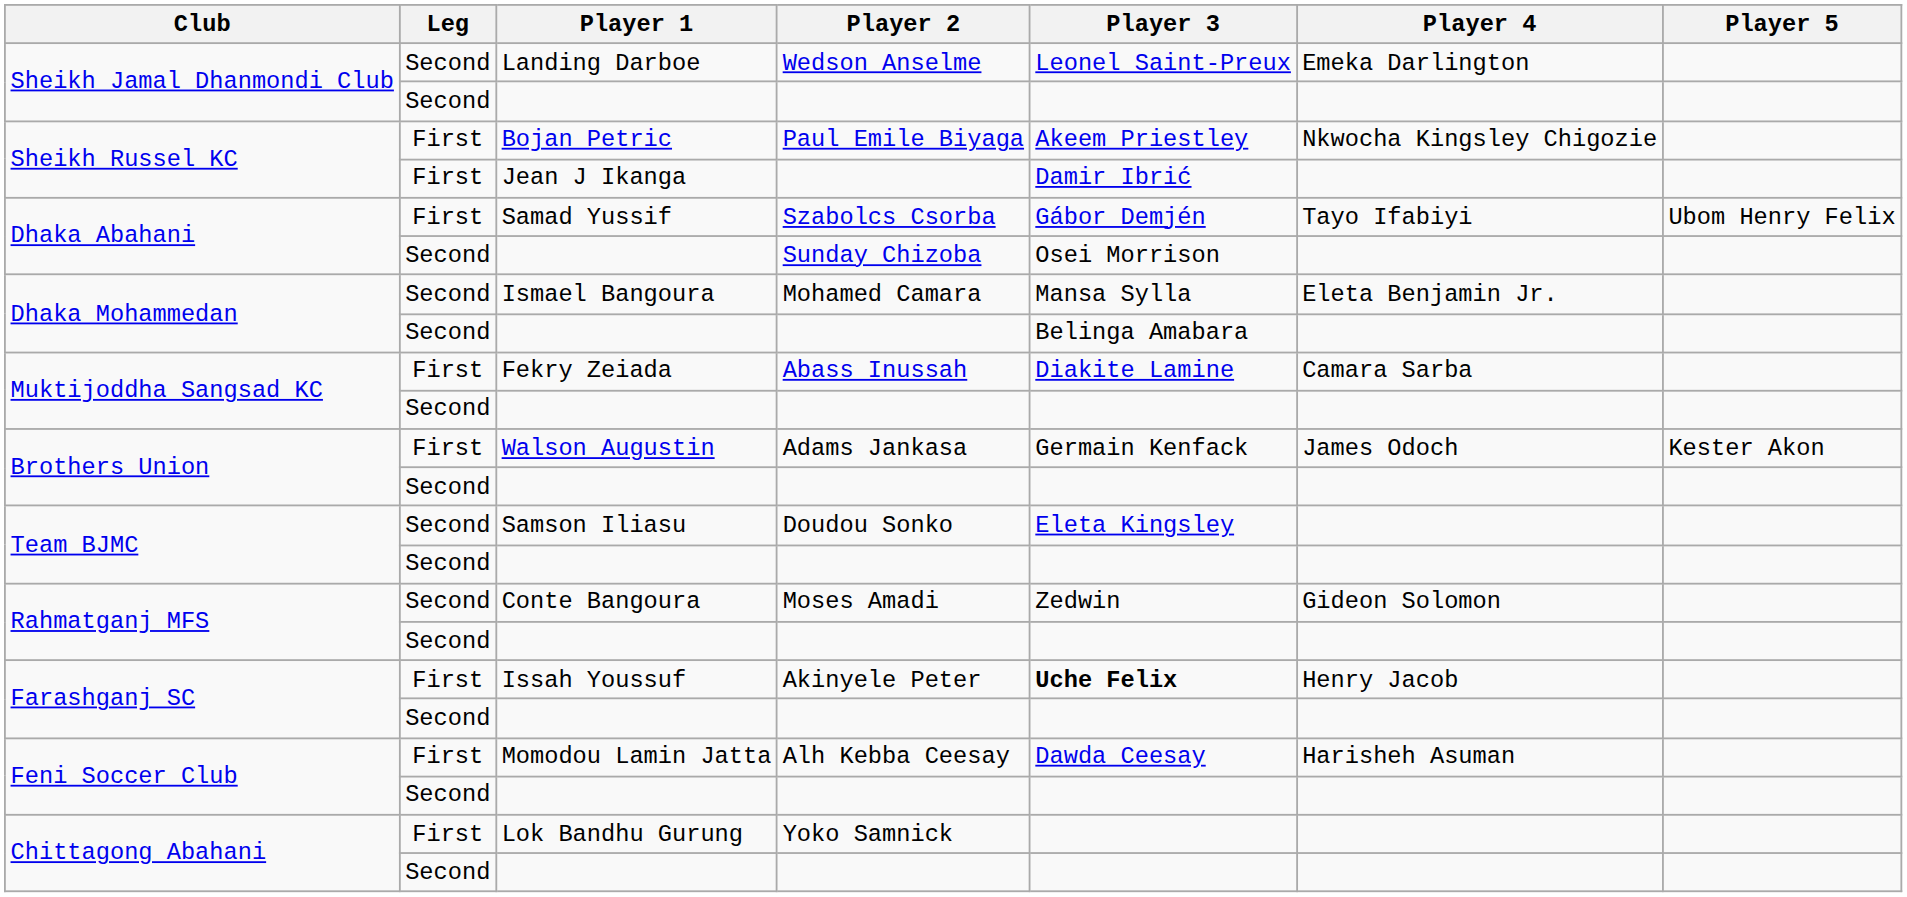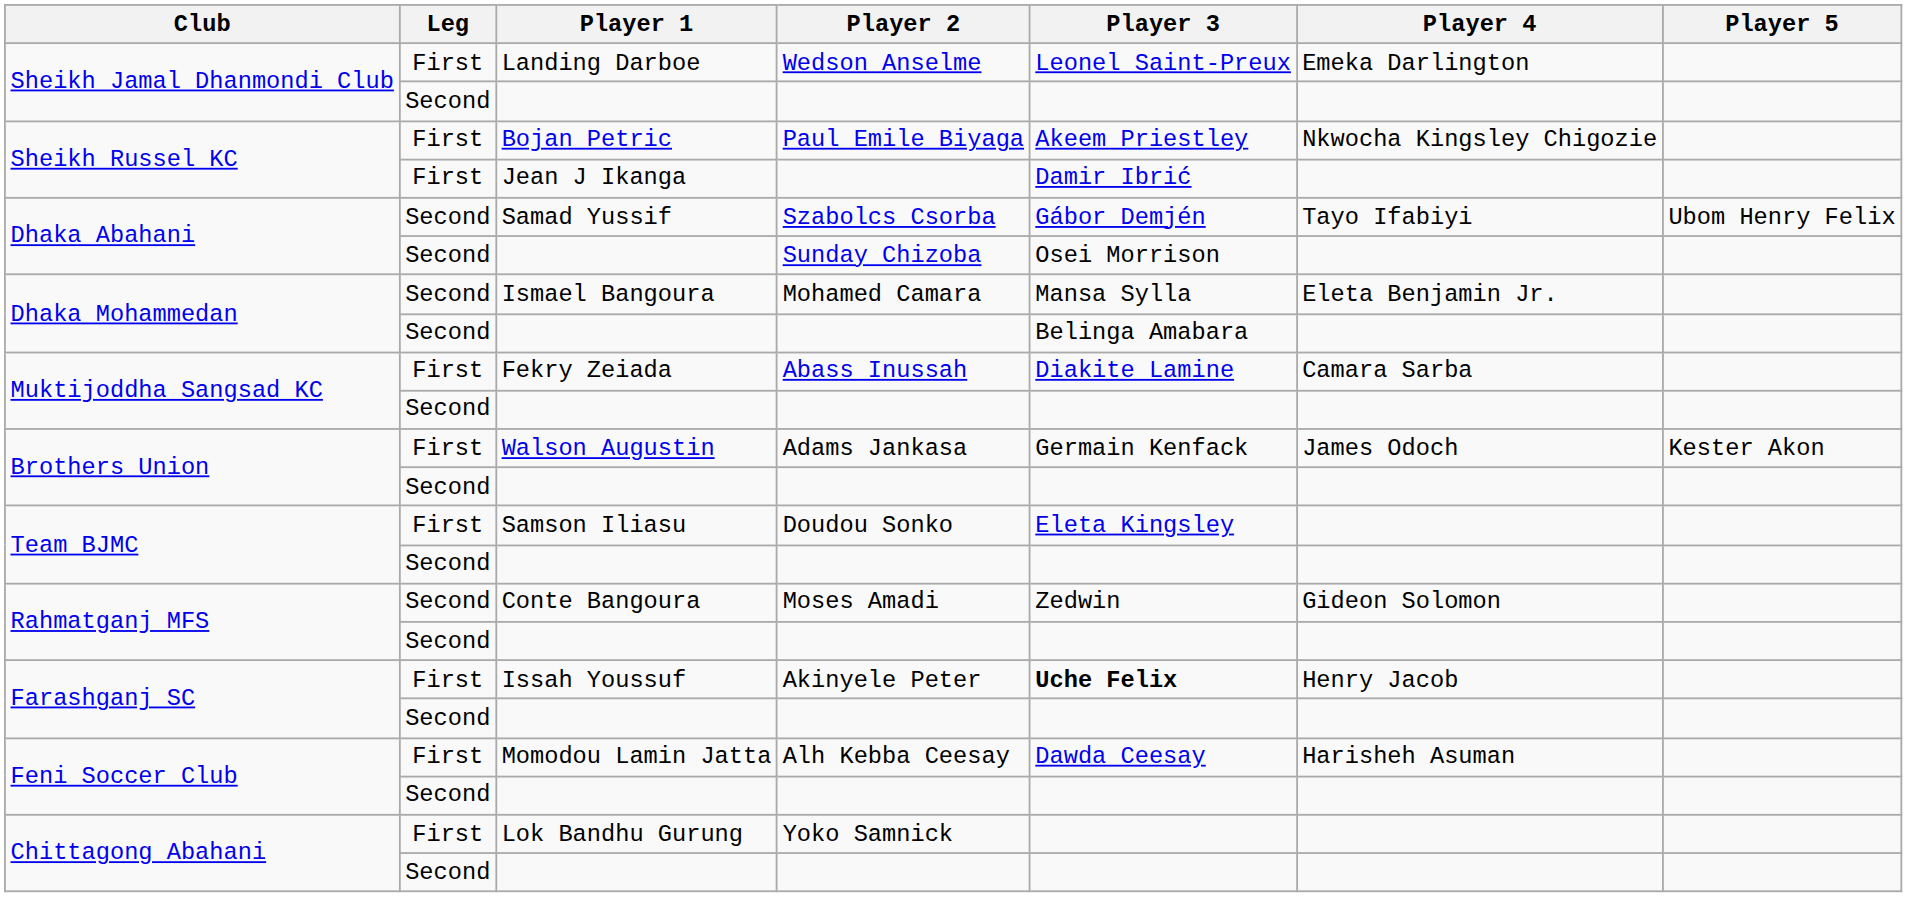(448, 63) Second -> (448, 63) First
(448, 217) First -> (448, 217) Second
(448, 525) Second -> (448, 525) First
